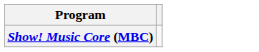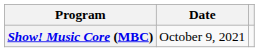+ column: (202, 15)
